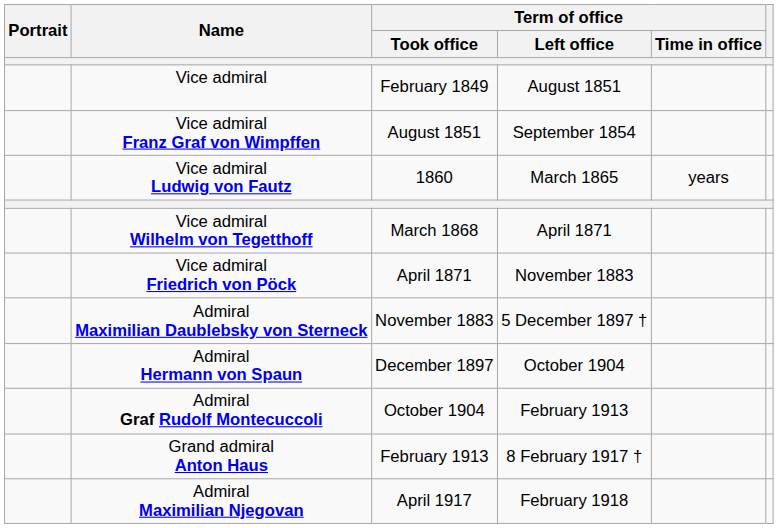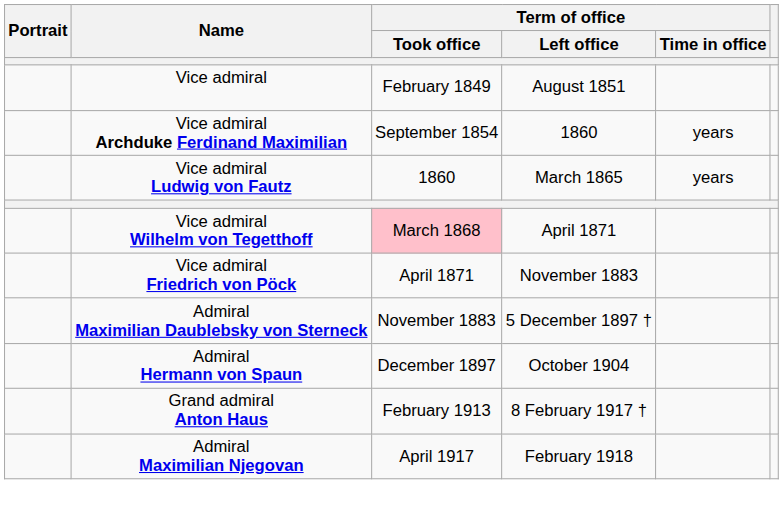- row: (221, 132)
+ row: (221, 132)
(434, 230) no background -> (437, 230) pink background
- row: (221, 410)
